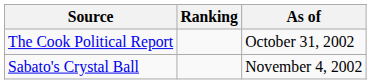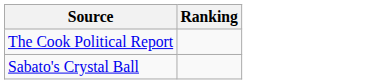- column: (304, 16)
